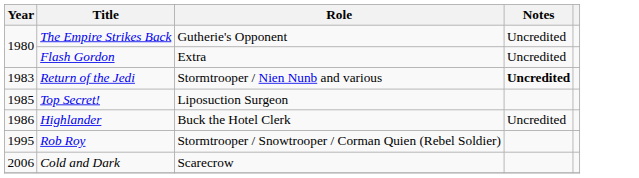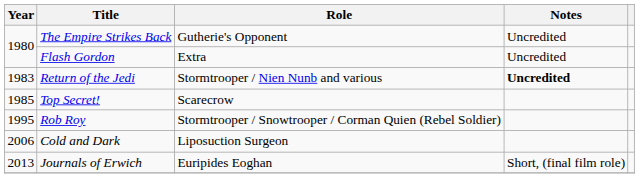(233, 99) Liposuction Surgeon -> (205, 99) Scarecrow
- row: (71, 120)
(205, 162) Scarecrow -> (233, 141) Liposuction Surgeon
+ row: (91, 162)
